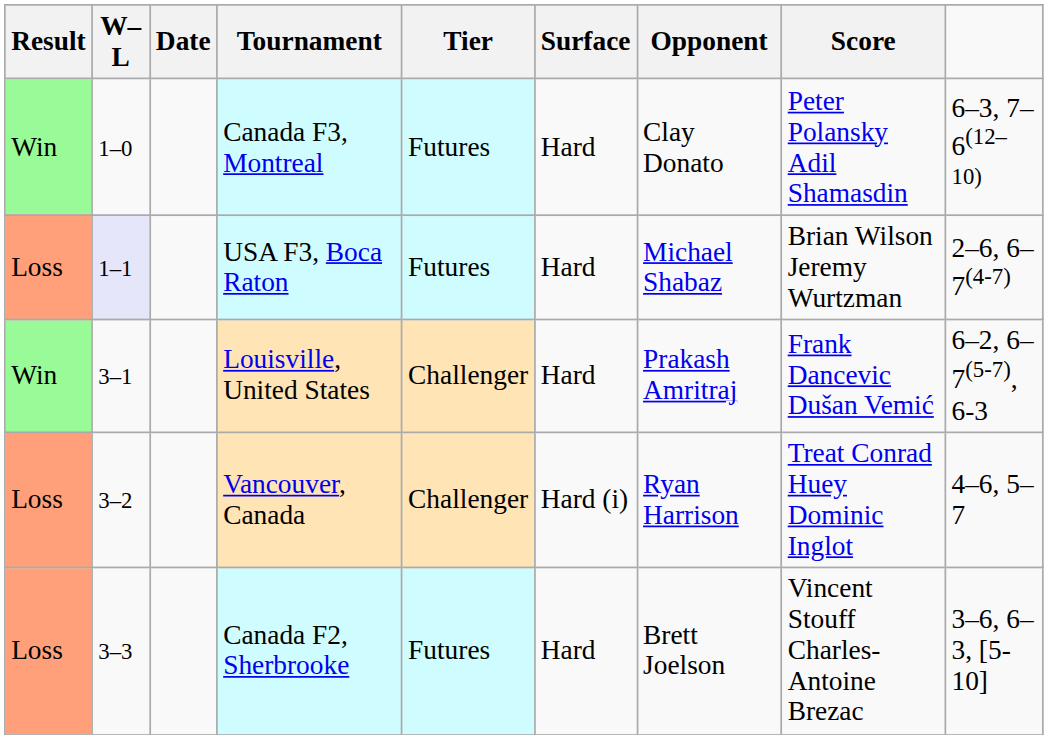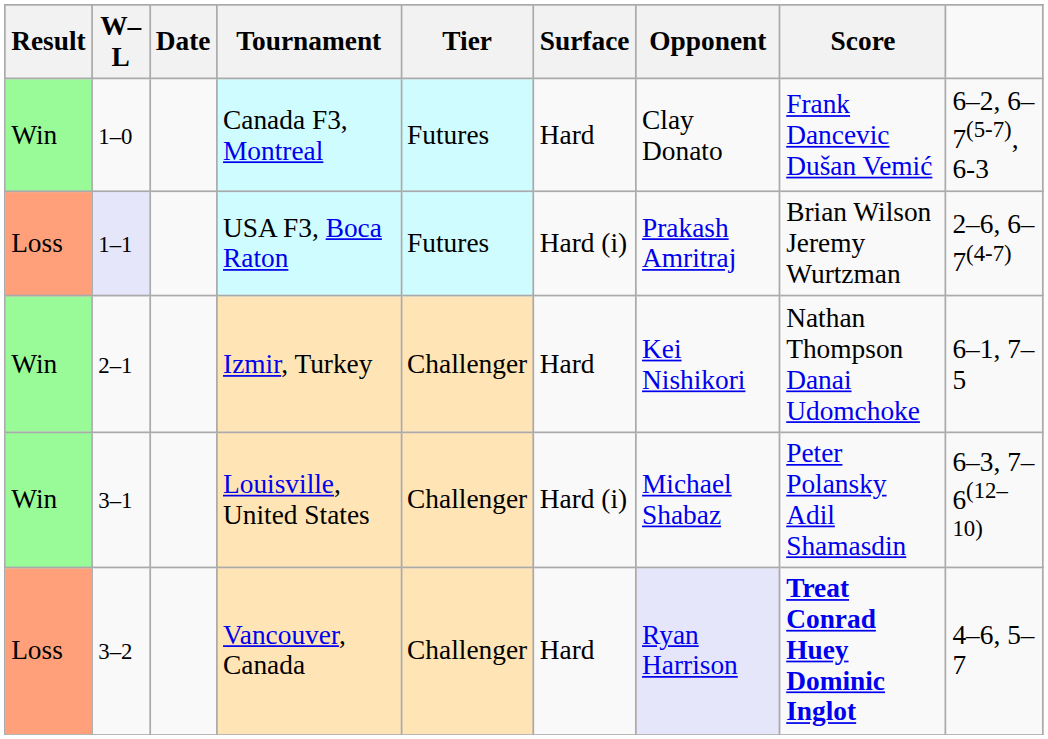(848, 146) Peter Polansky Adil Shamasdin -> (859, 134) Frank Dancevic Dušan Vemić
(993, 141) 6–3, 7–6(12–10) -> (993, 134) 6–2, 6–7(5-7), 6-3
(568, 266) Hard -> (583, 243) Hard (i)
(688, 266) Michael Shabaz -> (689, 243) Prakash Amritraj
+ row: (298, 363)
(568, 375) Hard -> (583, 499) Hard (i)
(690, 375) Prakash Amritraj -> (687, 499) Michael Shabaz
(861, 375) Frank Dancevic Dušan Vemić -> (846, 499) Peter Polansky Adil Shamasdin
(993, 375) 6–2, 6–7(5-7), 6-3 -> (993, 494) 6–3, 7–6(12–10)
(584, 499) Hard (i) -> (567, 650) Hard
(691, 499) no background -> (690, 650) lavender background
(860, 499) normal -> (836, 650) bold
- row: (286, 650)
